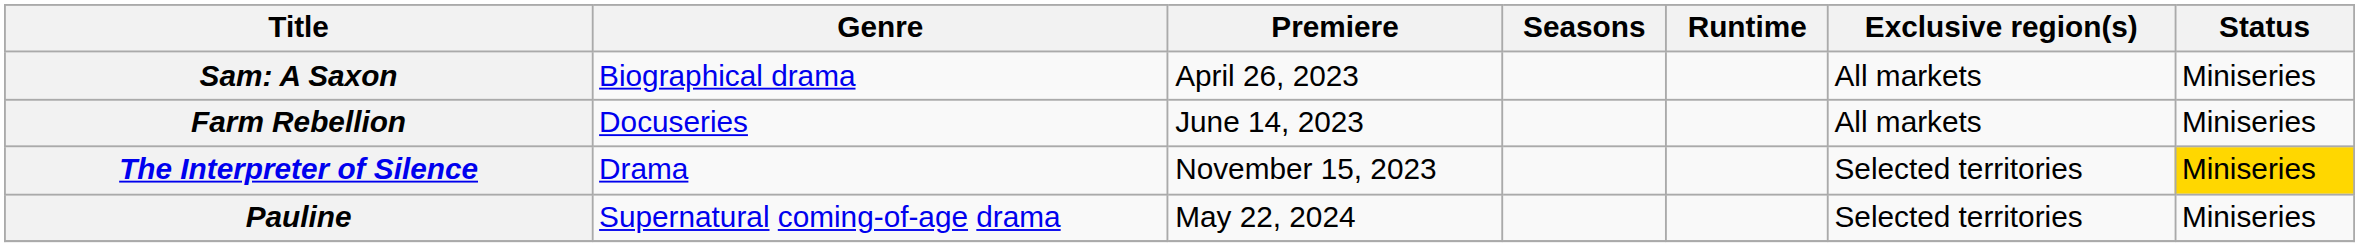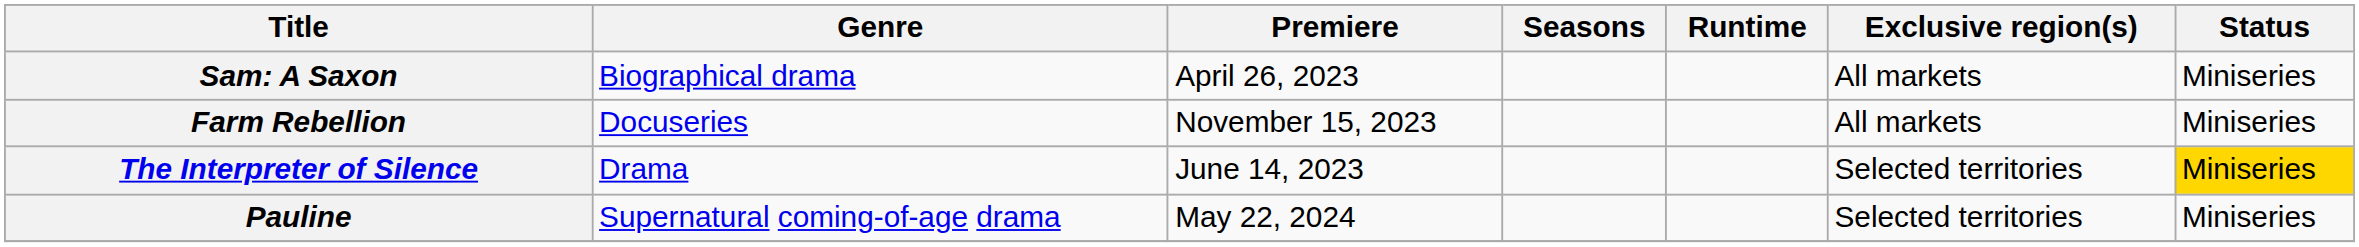(1270, 122) June 14, 2023 -> (1306, 122) November 15, 2023
(1306, 169) November 15, 2023 -> (1270, 169) June 14, 2023
